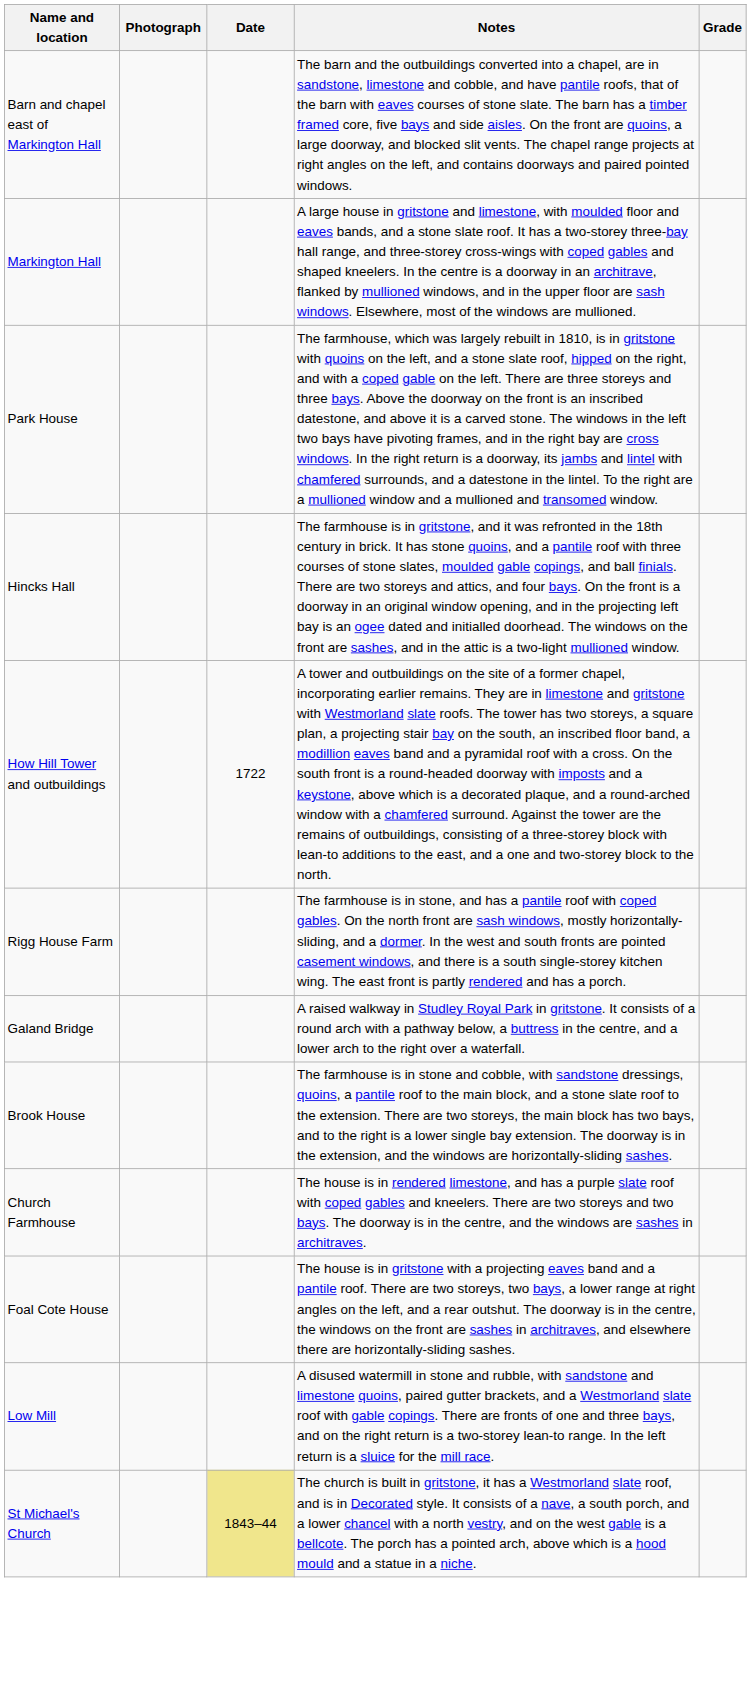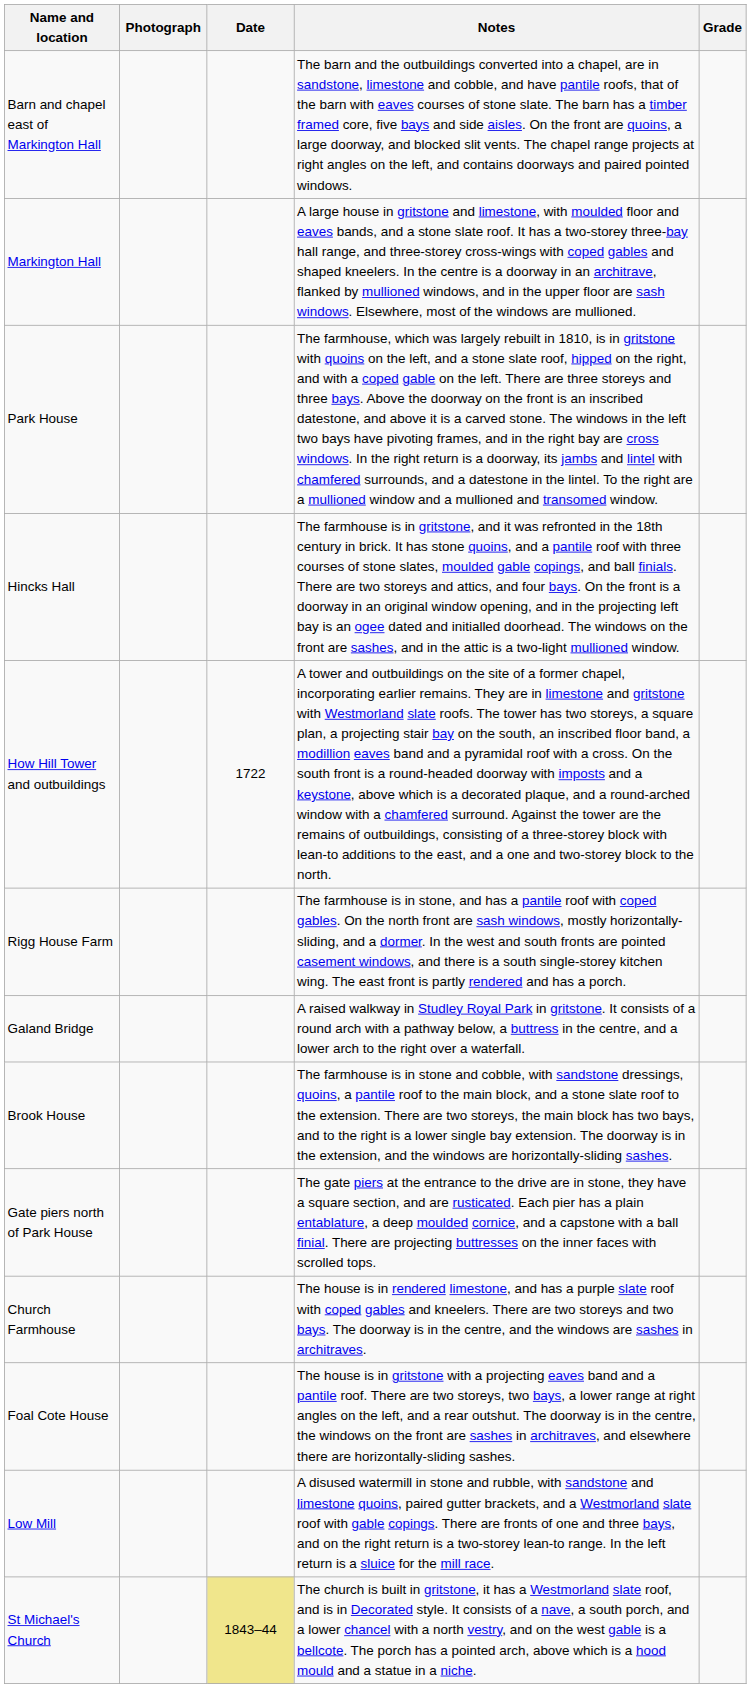+ row: (56, 1222)
